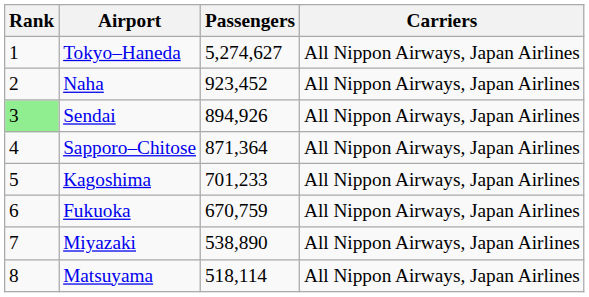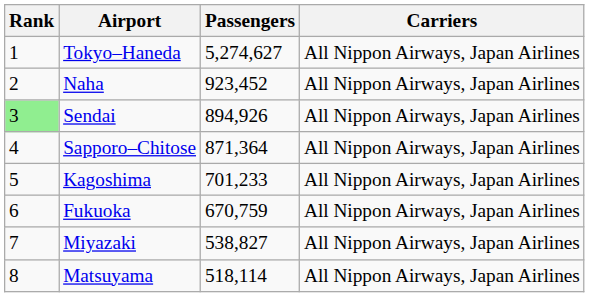(236, 243) 538,890 -> (236, 243) 538,827
